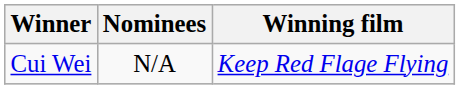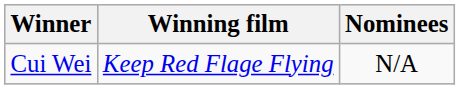columns swapped: (333, 24) <-> (154, 24)
